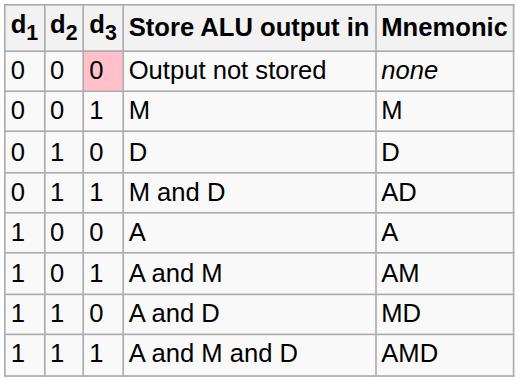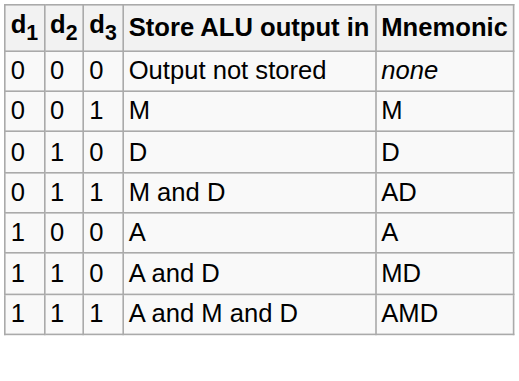(96, 70) pink background -> (96, 70) no background
- row: (176, 273)
